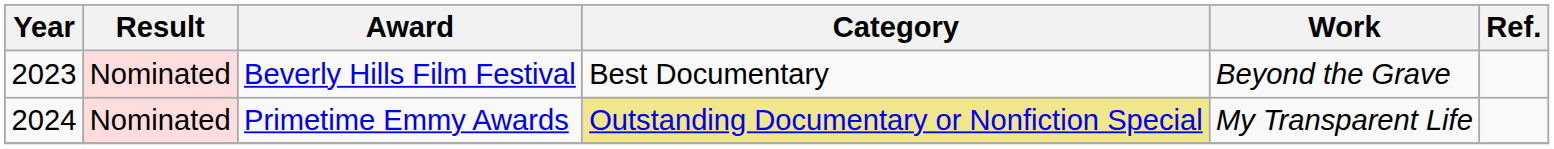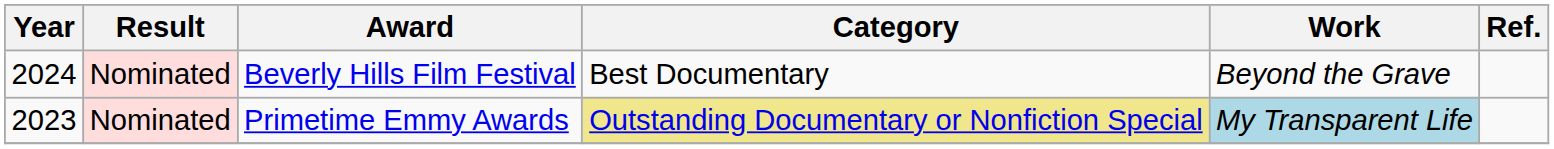(44, 73) 2023 -> (44, 73) 2024
(44, 119) 2024 -> (44, 119) 2023
(1344, 119) no background -> (1344, 119) lightblue background
